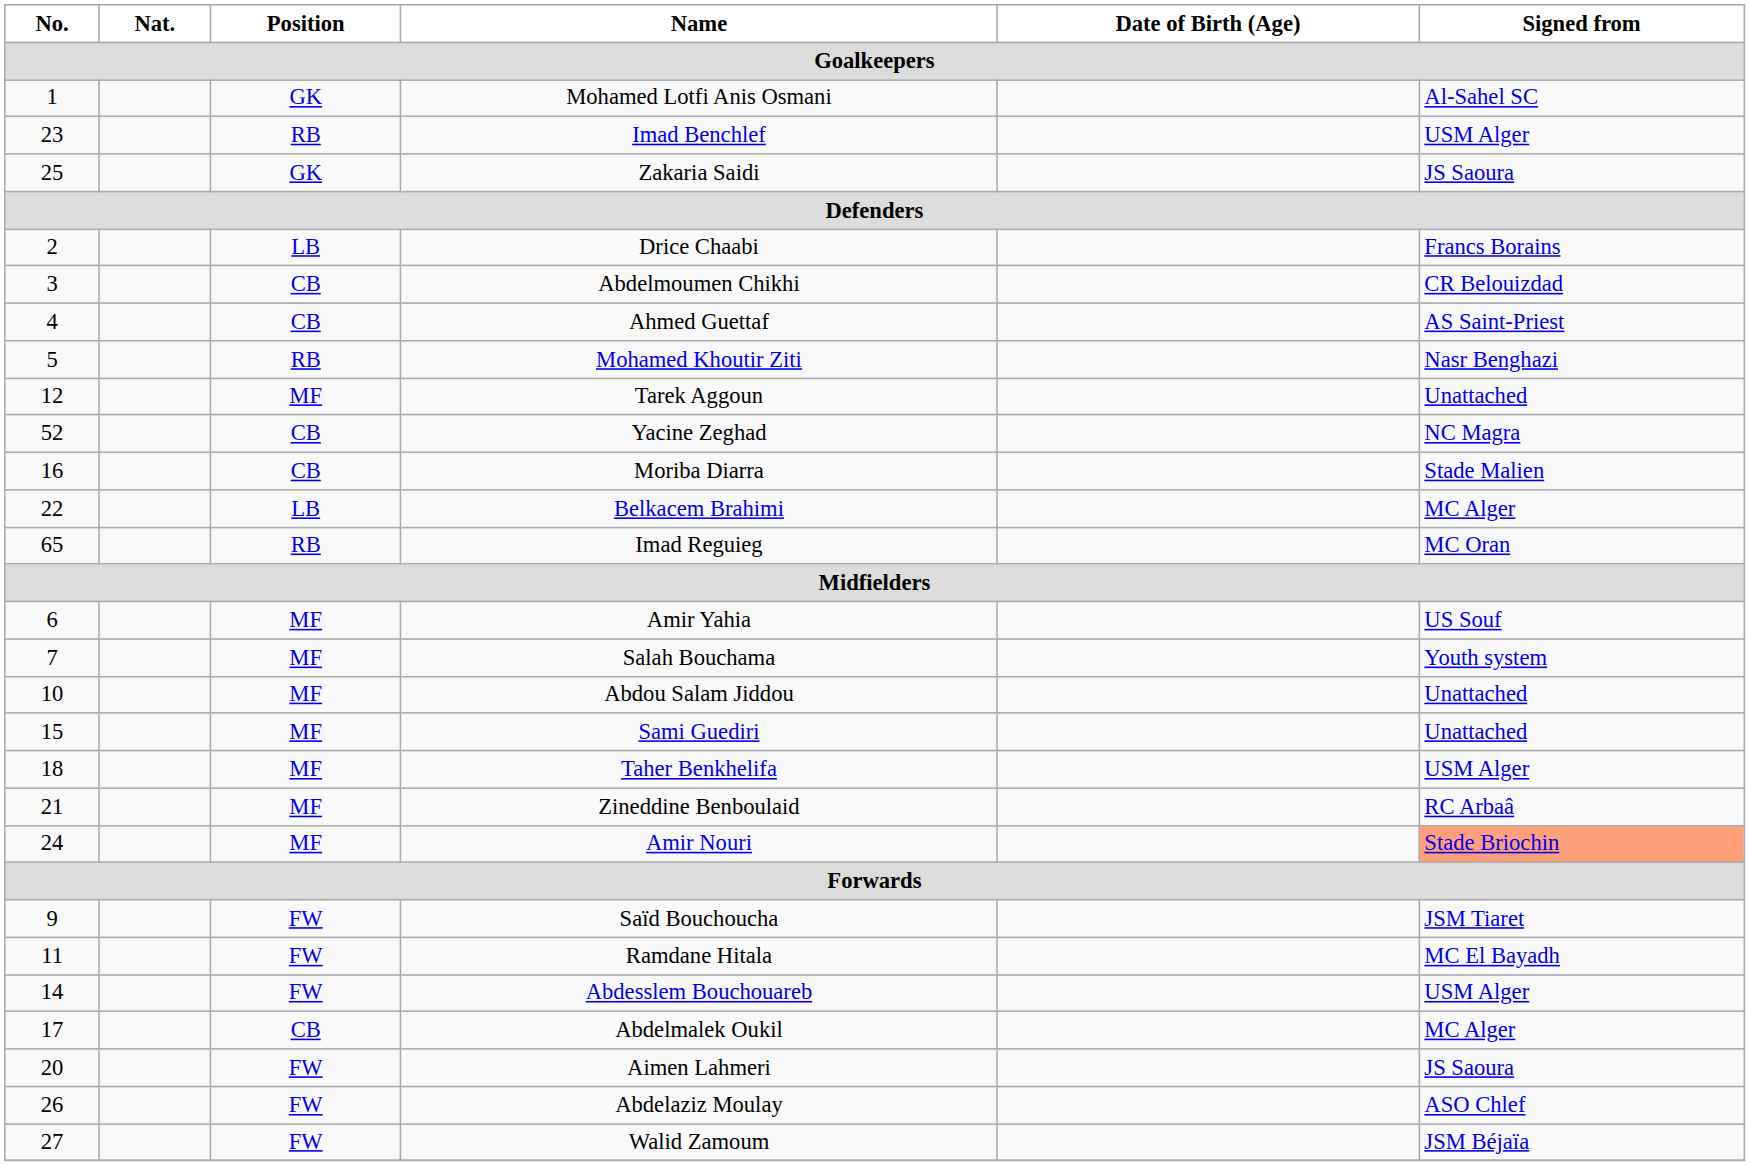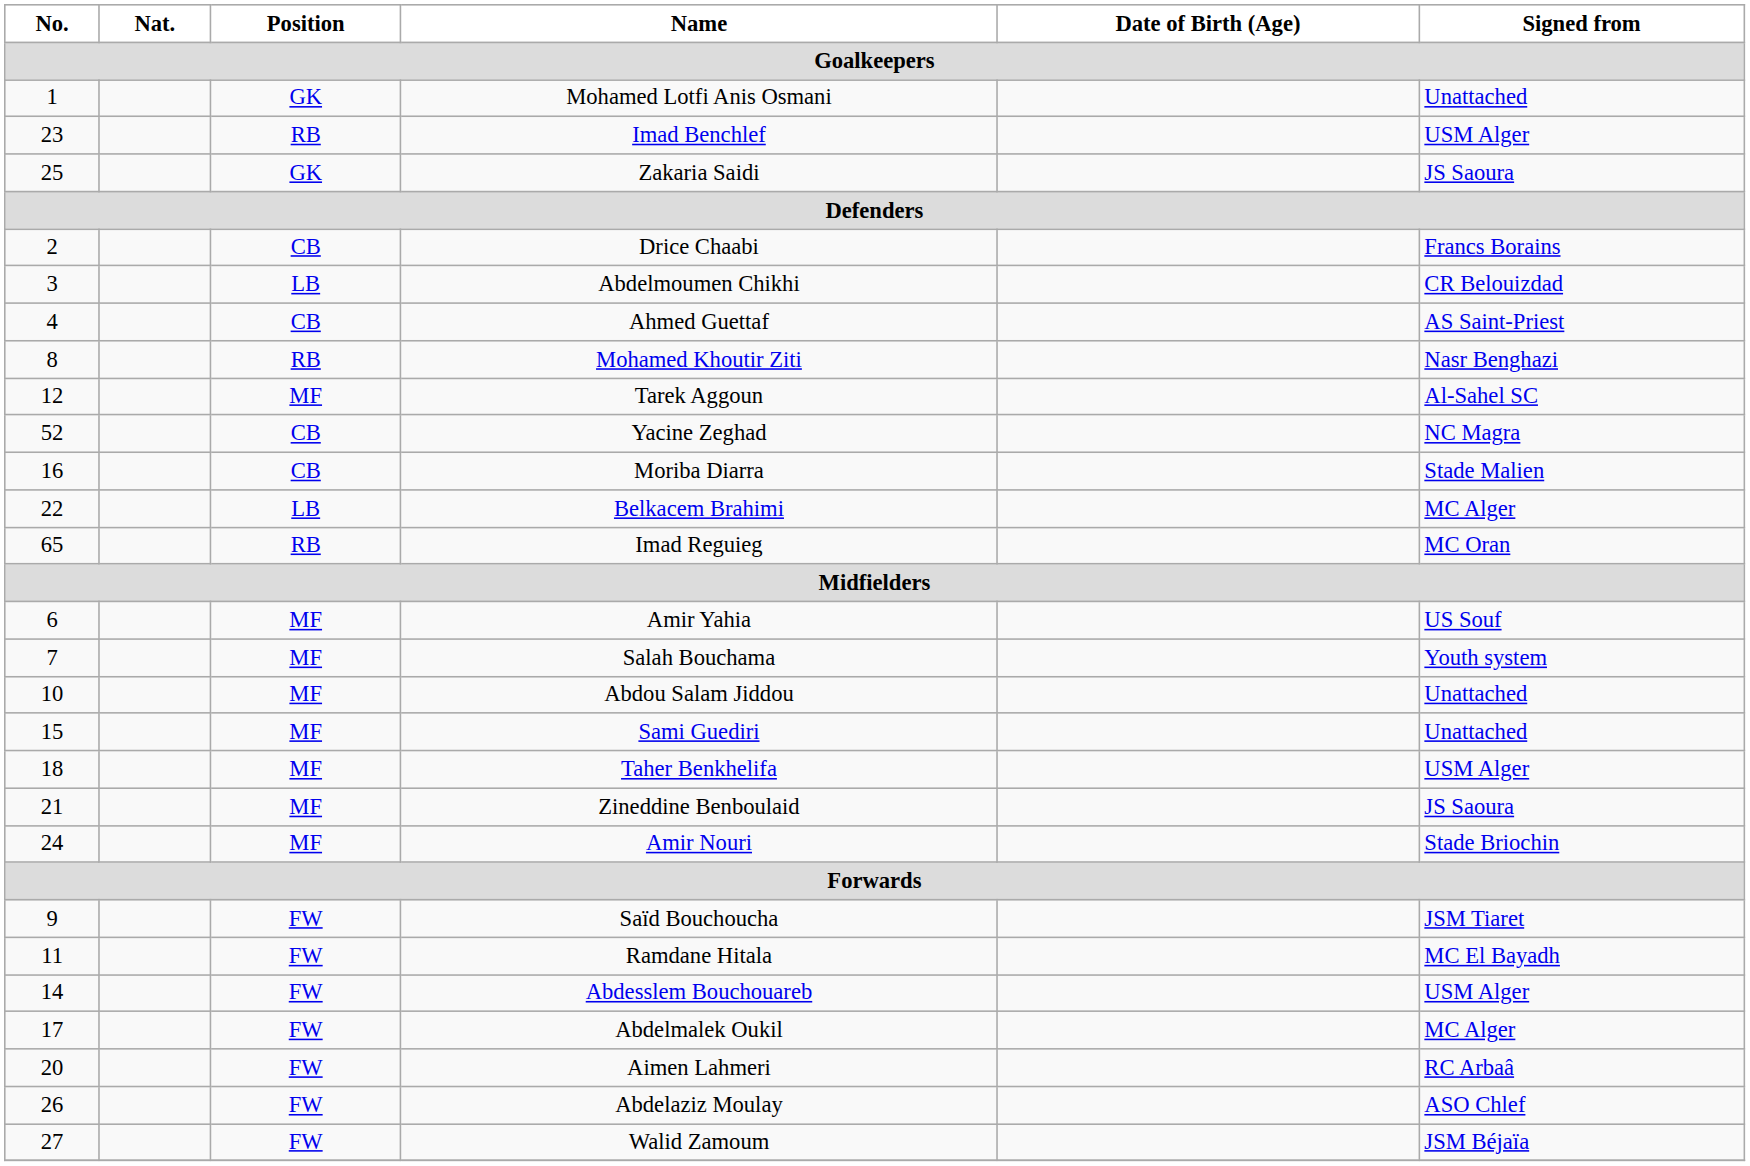(1481, 98) Al-Sahel SC -> (1476, 98) Unattached
(306, 247) LB -> (306, 247) CB
(306, 284) CB -> (306, 284) LB
(52, 359) 5 -> (52, 359) 8
(1476, 396) Unattached -> (1481, 396) Al-Sahel SC
(1469, 806) RC Arbaâ -> (1469, 806) JS Saoura
(1492, 843) lightsalmon background -> (1492, 843) no background
(306, 1030) CB -> (306, 1030) FW
(1469, 1067) JS Saoura -> (1469, 1067) RC Arbaâ
